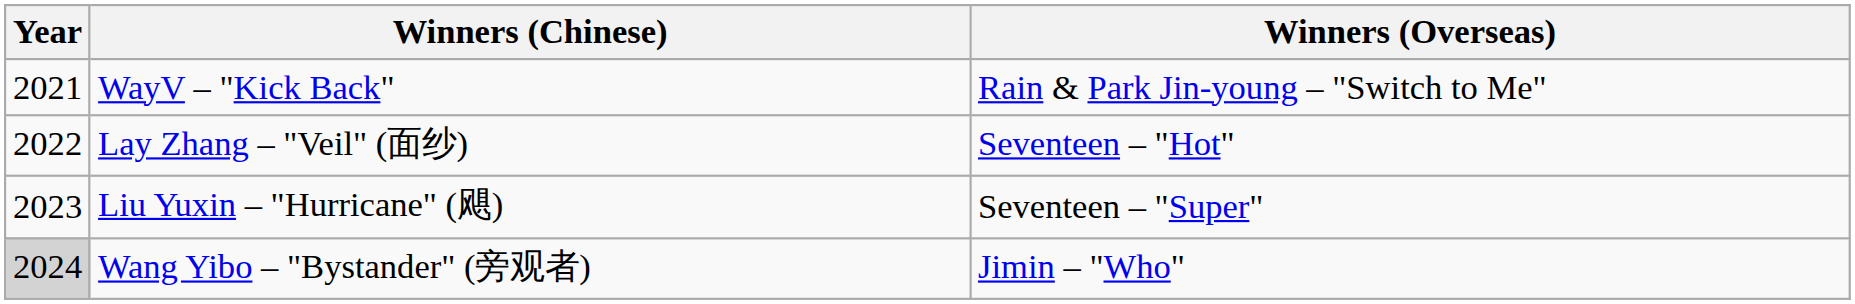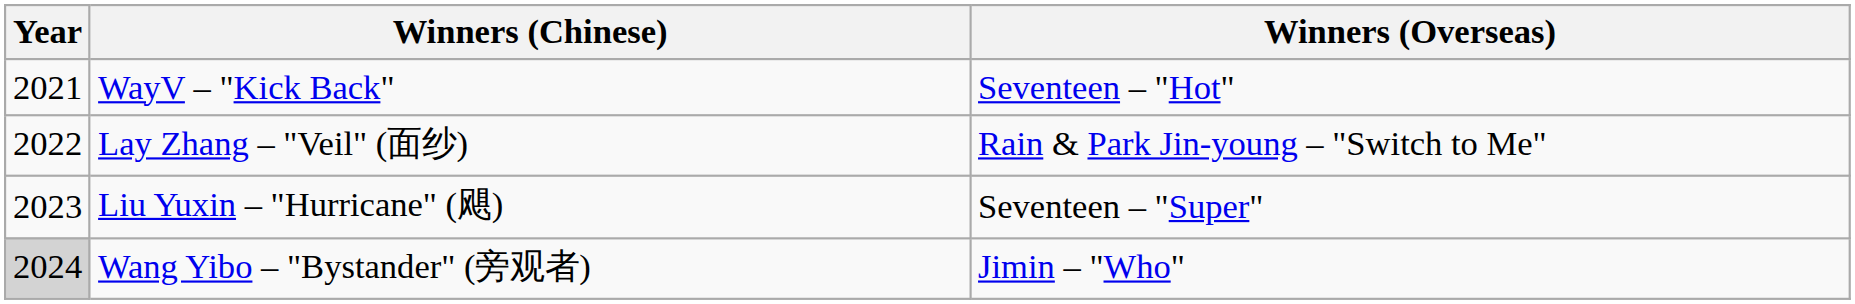(1262, 86) Rain & Park Jin-young – "Switch to Me" -> (1106, 86) Seventeen – "Hot"
(1106, 144) Seventeen – "Hot" -> (1262, 144) Rain & Park Jin-young – "Switch to Me"
